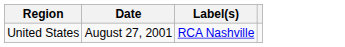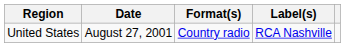+ column: (214, 14)
